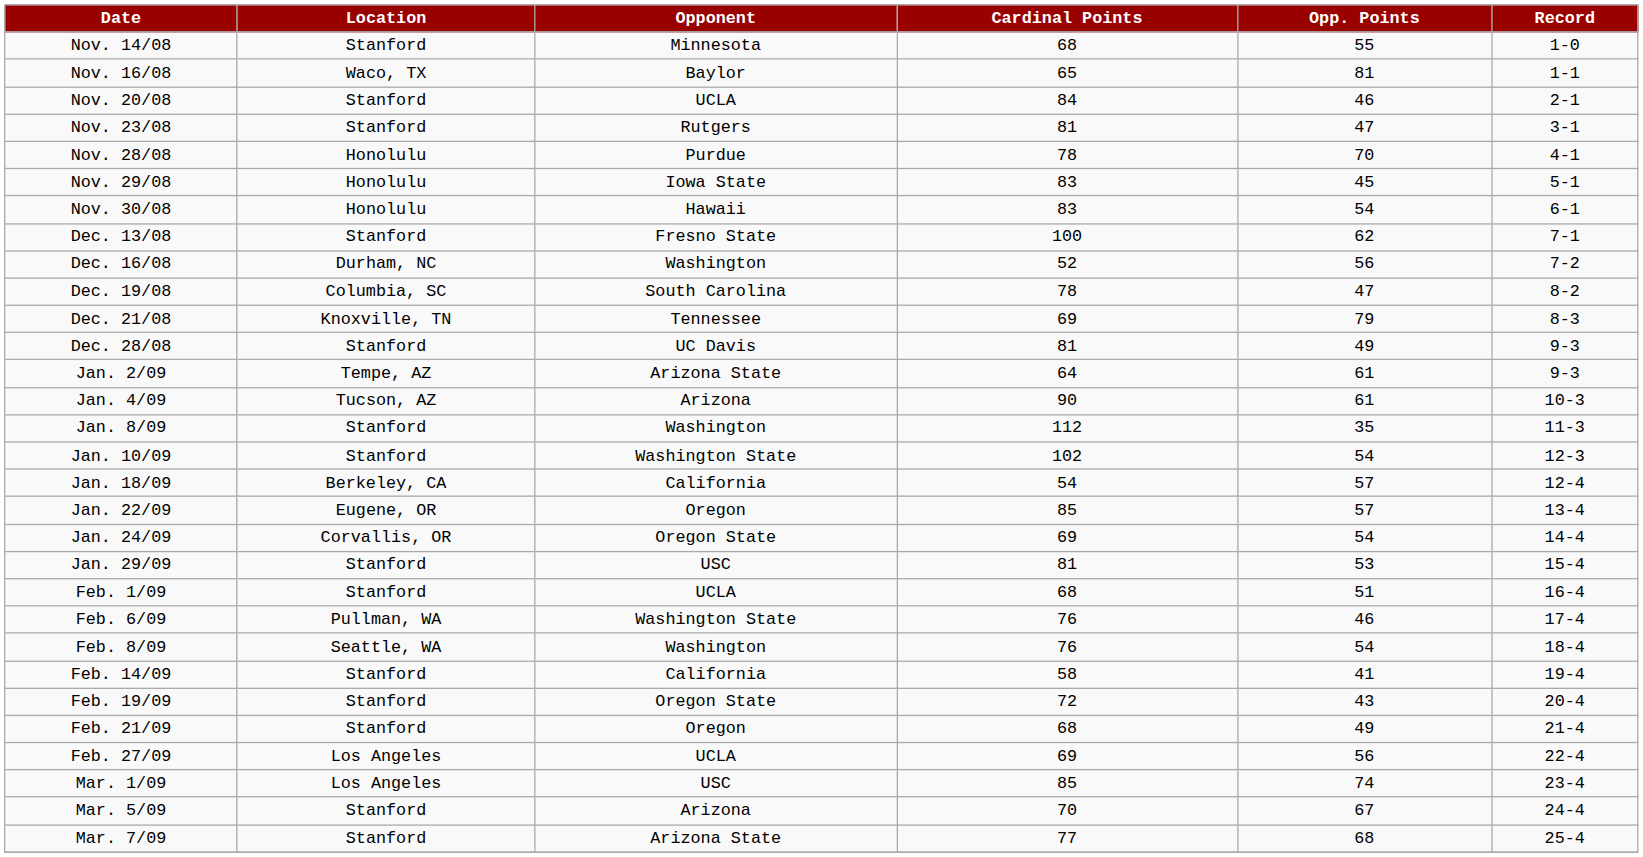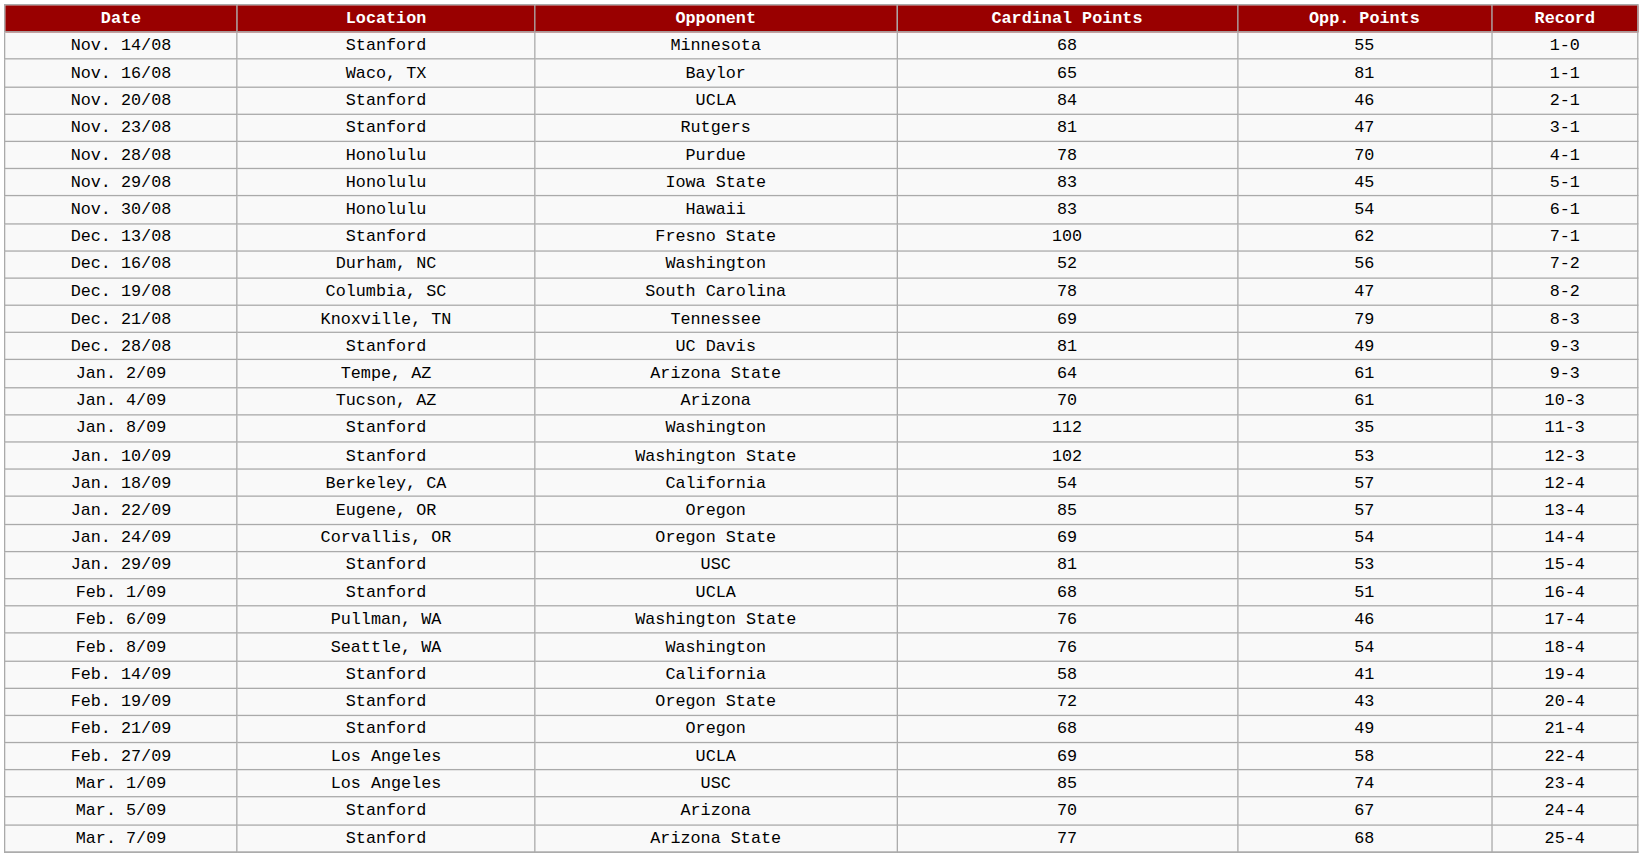(1067, 401) 90 -> (1067, 401) 70
(1364, 456) 54 -> (1364, 456) 53
(1364, 756) 56 -> (1364, 756) 58
